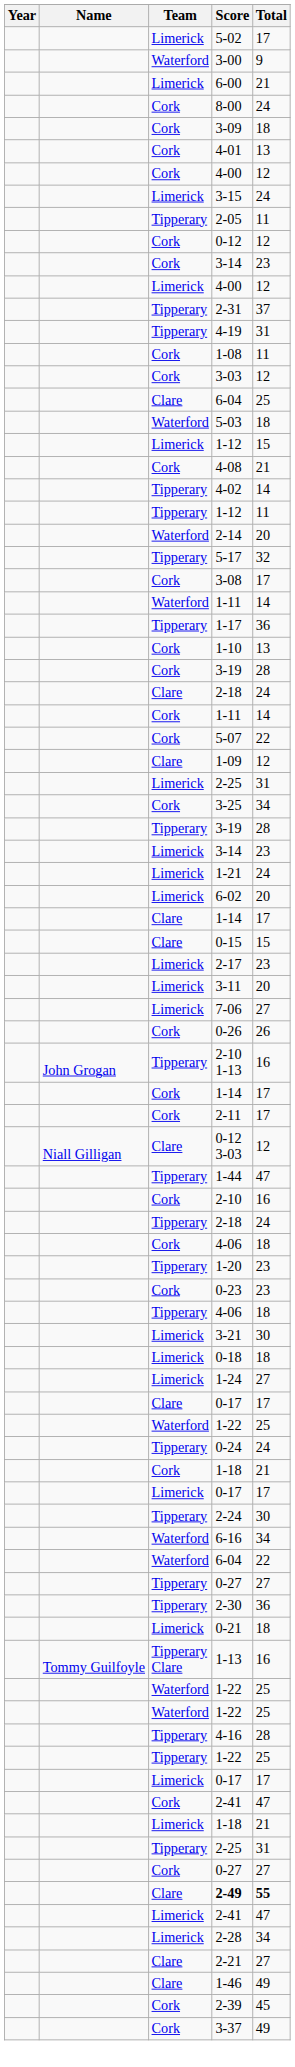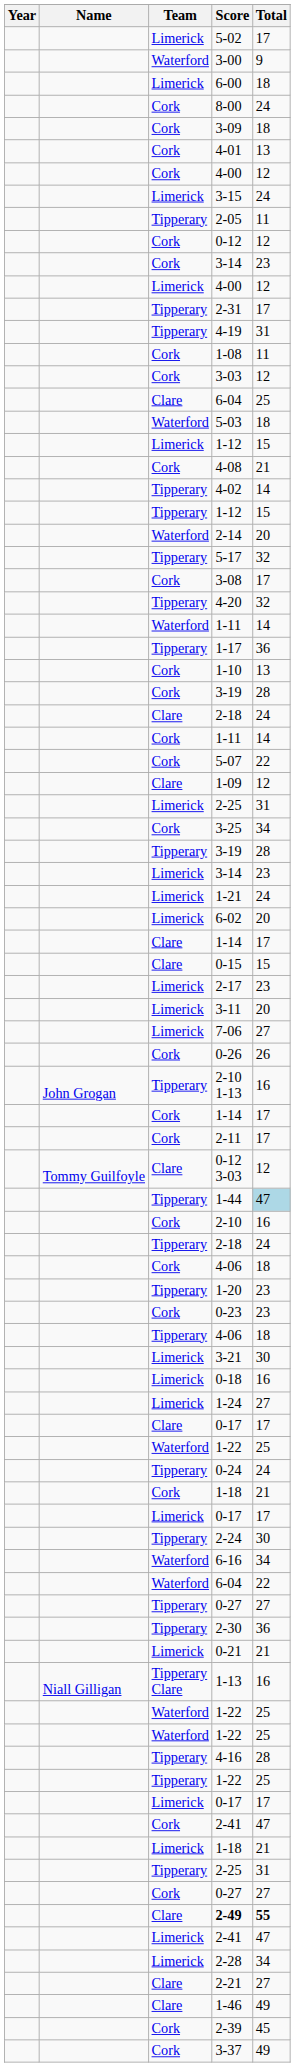(263, 83) 21 -> (263, 83) 18
(263, 309) 37 -> (263, 309) 17
(263, 512) 11 -> (263, 512) 15
+ row: (179, 602)
(82, 1154) Niall Gilligan -> (94, 1177) Tommy Guilfoyle
(263, 1177) no background -> (263, 1199) lightblue background
(263, 1357) 18 -> (263, 1380) 16
(263, 1628) 18 -> (263, 1651) 21
(94, 1667) Tommy Guilfoyle -> (82, 1689) Niall Gilligan
